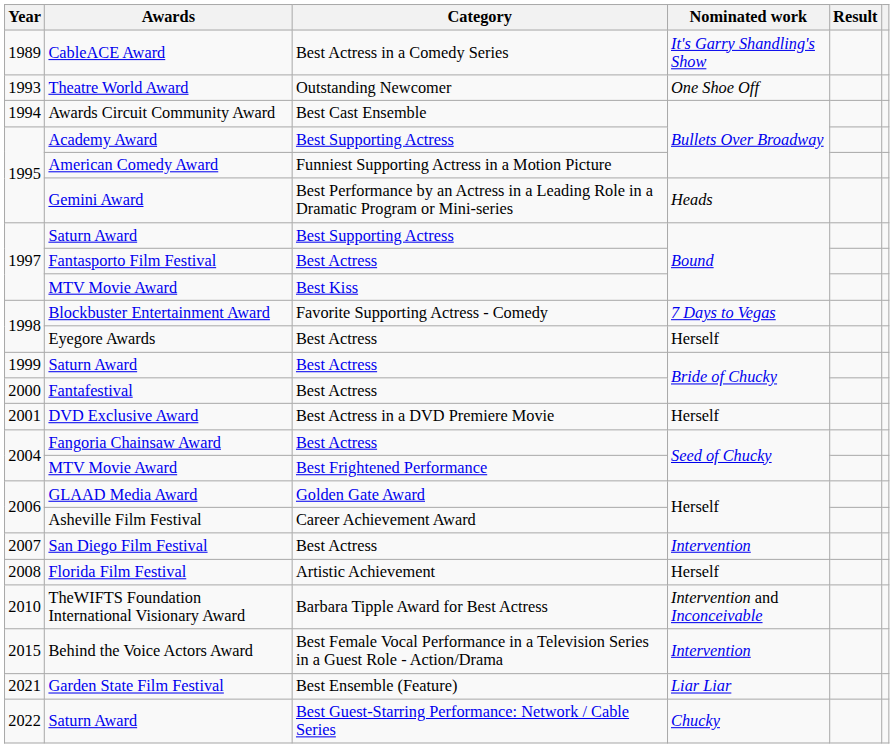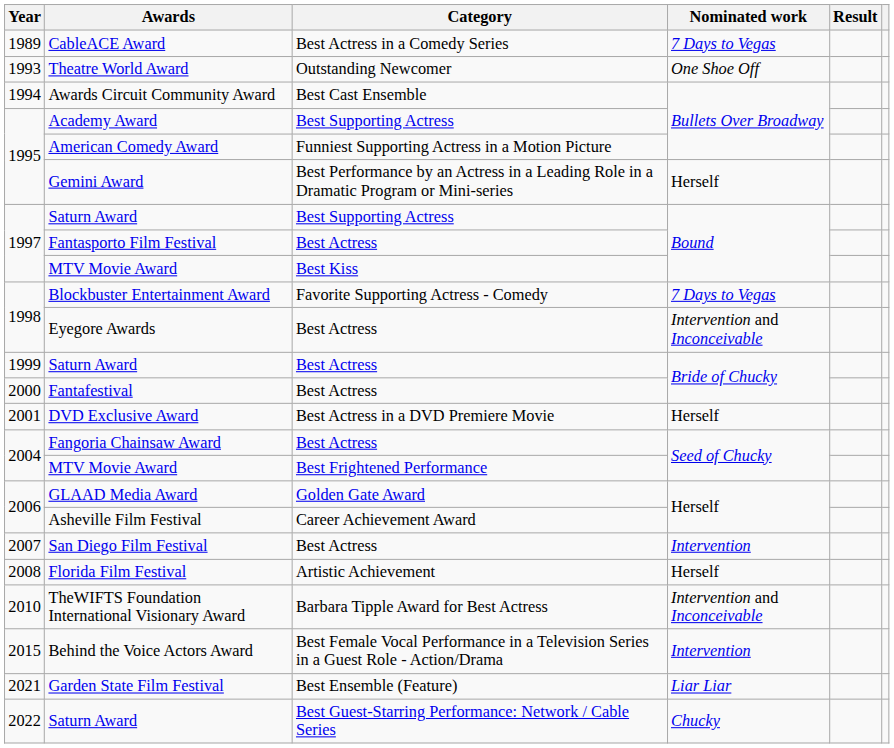(743, 52) It's Garry Shandling's Show -> (723, 43) 7 Days to Vegas
(692, 200) Heads -> (695, 181) Herself
(695, 338) Herself -> (725, 329) Intervention and Inconceivable
